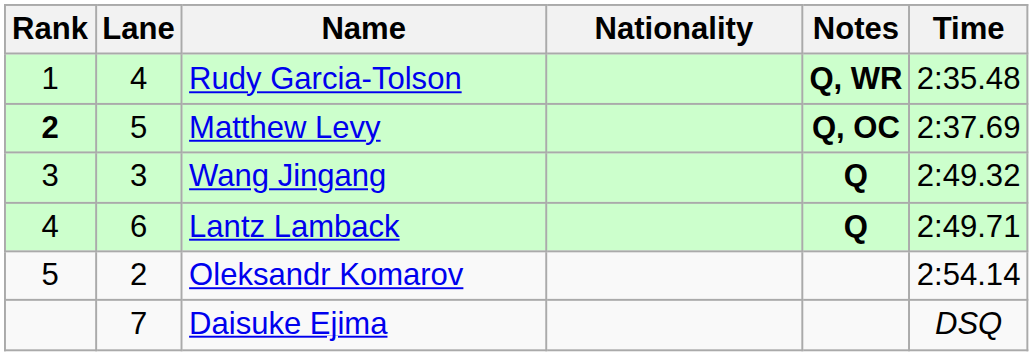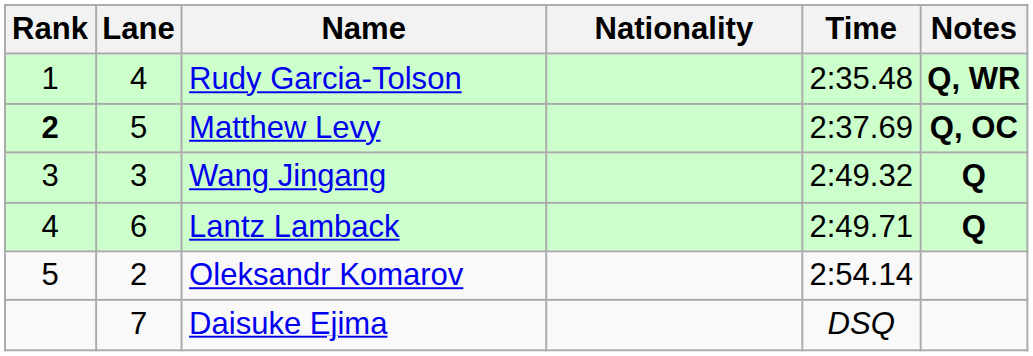columns swapped: (969, 29) <-> (856, 29)
